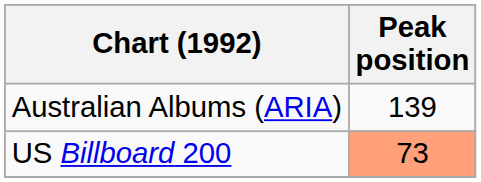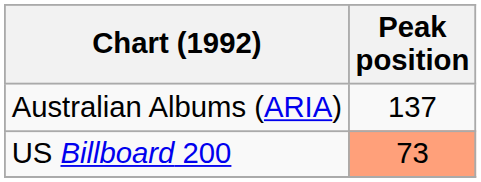(412, 107) 139 -> (412, 107) 137
